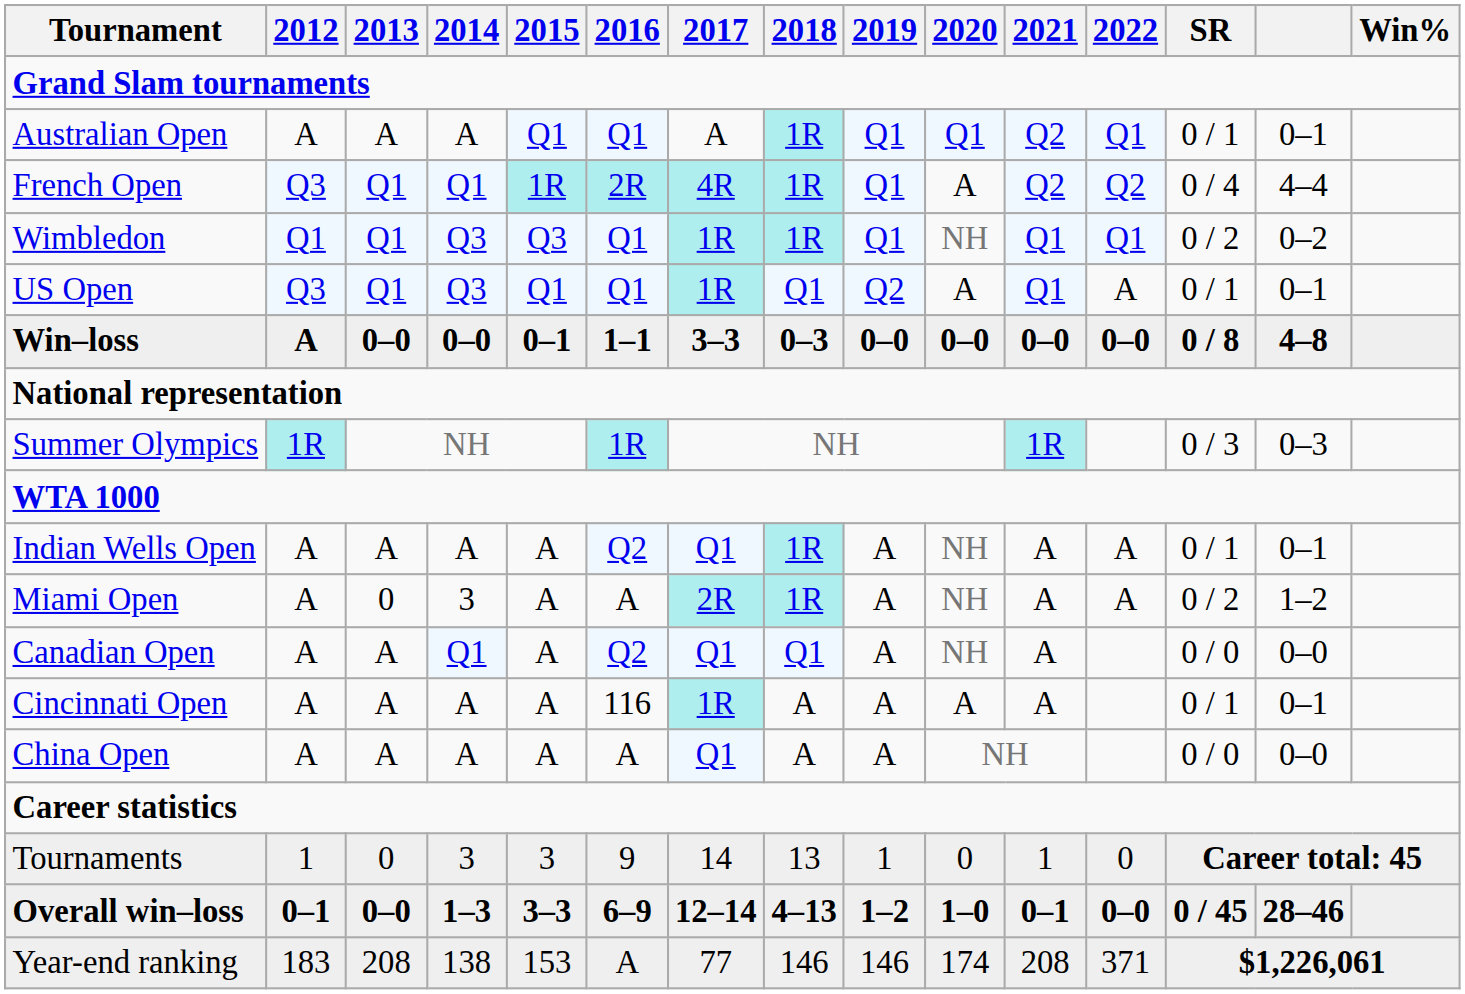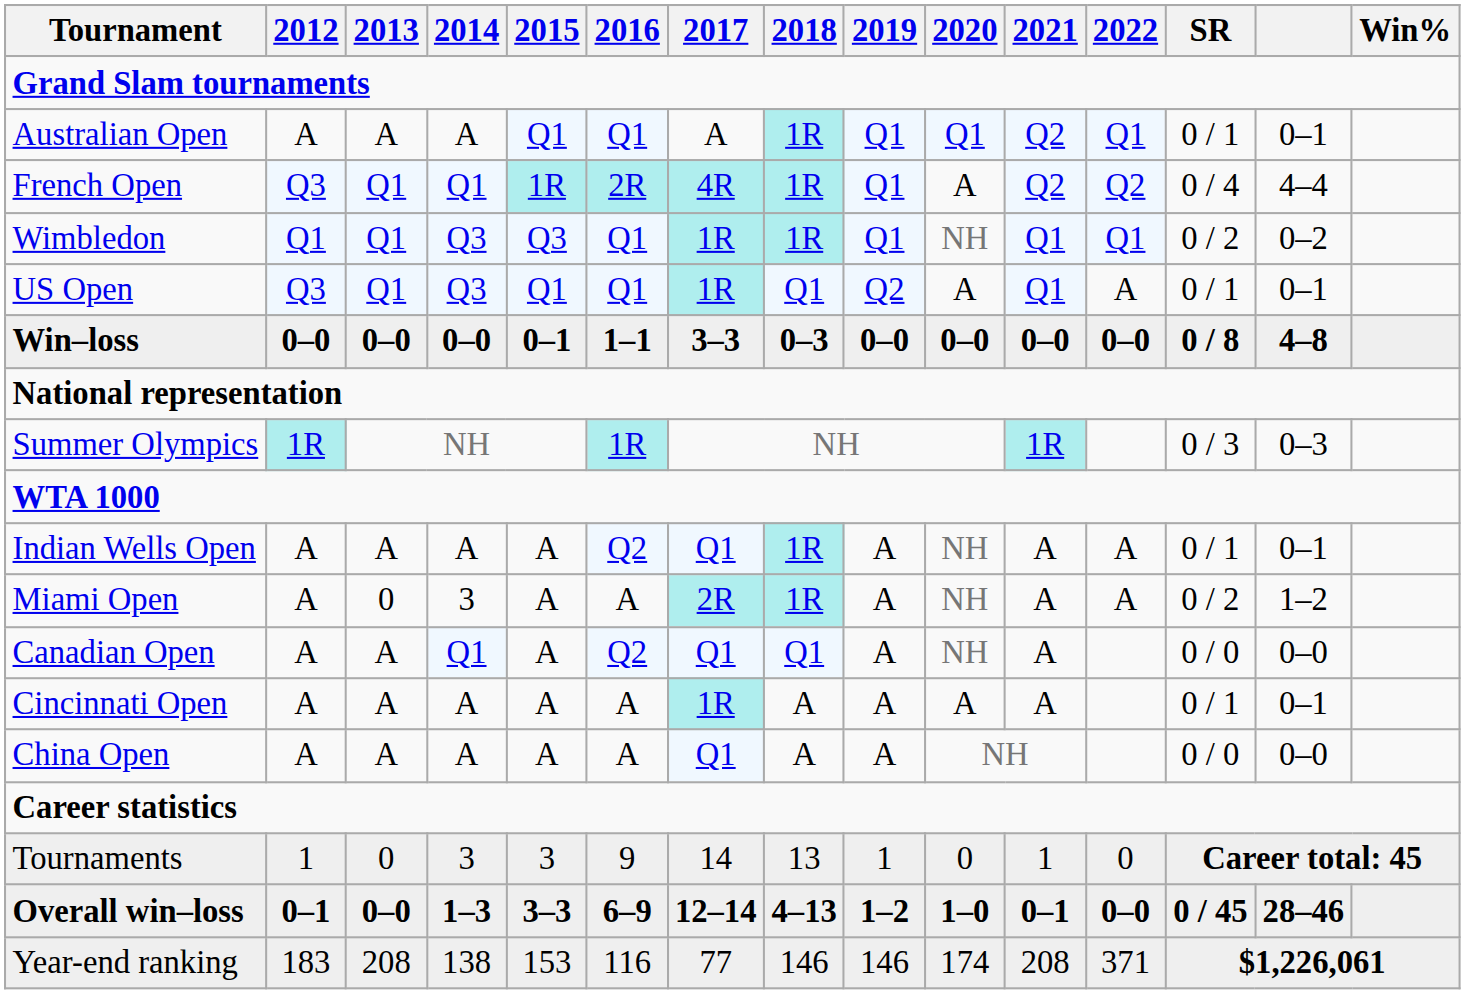(306, 340) A -> (306, 340) 0–0
(627, 703) 116 -> (627, 703) A
(627, 962) A -> (627, 962) 116
